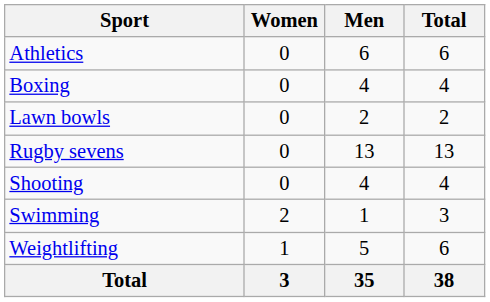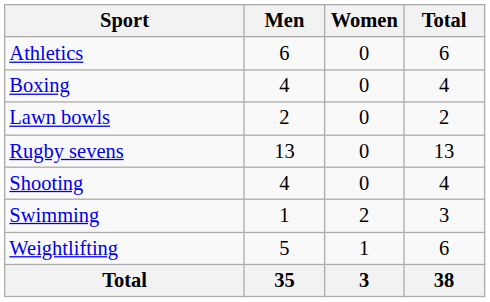columns swapped: (364, 20) <-> (284, 20)
